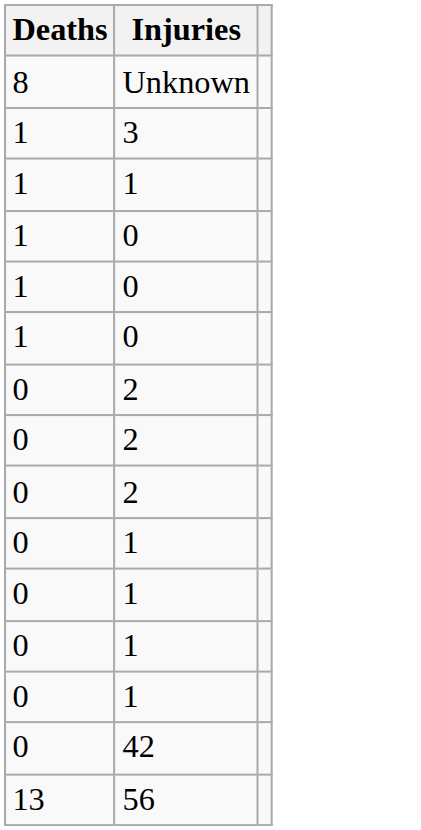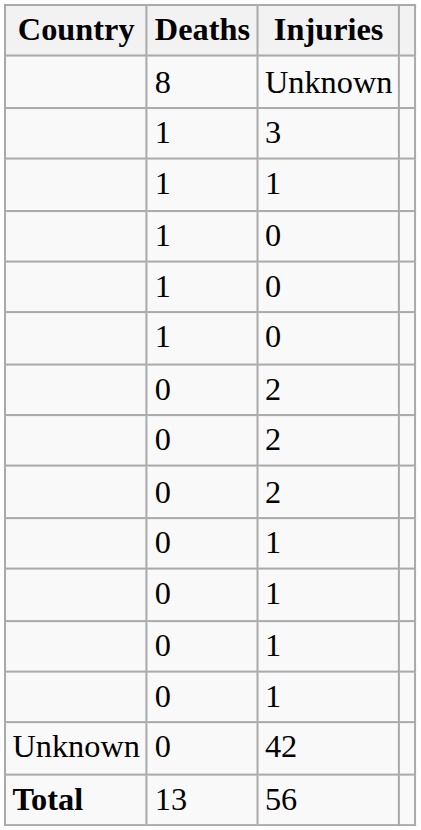+ column: (76, 30)
